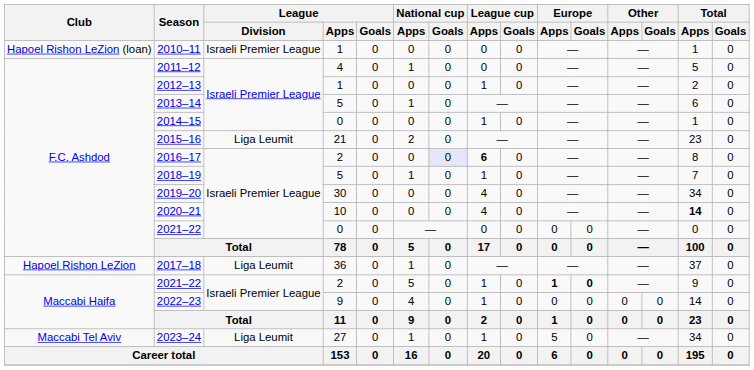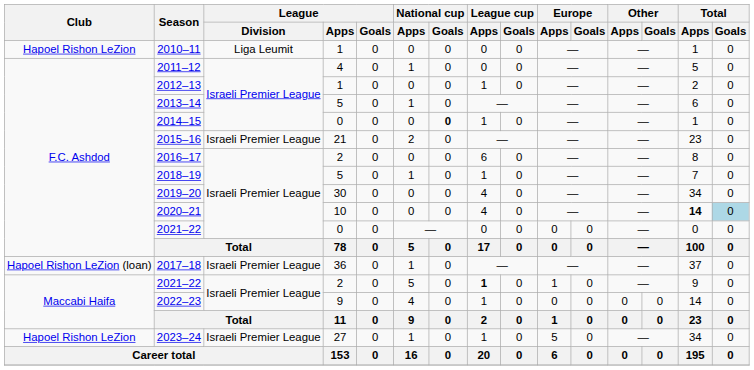(79, 49) Hapoel Rishon LeZion (loan) -> (79, 49) Hapoel Rishon LeZion
(263, 49) Israeli Premier League -> (263, 49) Liga Leumit
(448, 121) normal -> (448, 121) bold
(263, 139) Liga Leumit -> (263, 139) Israeli Premier League
(448, 157) lavender background -> (448, 157) no background
(484, 157) bold -> (484, 157) normal
(730, 211) no background -> (730, 211) lightblue background
(79, 265) Hapoel Rishon LeZion -> (79, 265) Hapoel Rishon LeZion (loan)
(263, 265) Liga Leumit -> (263, 265) Israeli Premier League
(484, 283) normal -> (484, 283) bold
(554, 283) bold -> (554, 283) normal
(590, 283) bold -> (590, 283) normal
(79, 337) Maccabi Tel Aviv -> (79, 337) Hapoel Rishon LeZion
(263, 337) Liga Leumit -> (263, 337) Israeli Premier League
